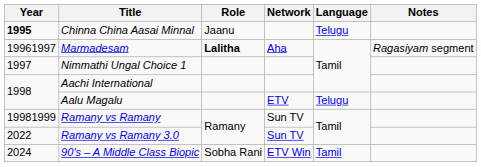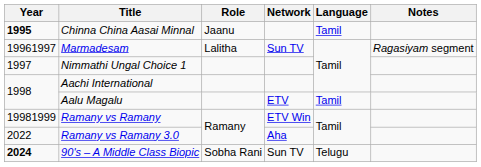(332, 30) Telugu -> (329, 30) Tamil
(222, 48) bold -> (221, 48) normal
(277, 48) Aha -> (285, 48) Sun TV
(332, 100) Telugu -> (329, 100) Tamil
(285, 118) Sun TV -> (289, 118) ETV Win
(285, 135) Sun TV -> (277, 135) Aha
(19, 153) normal -> (19, 153) bold
(289, 153) ETV Win -> (285, 153) Sun TV
(329, 153) Tamil -> (332, 153) Telugu
